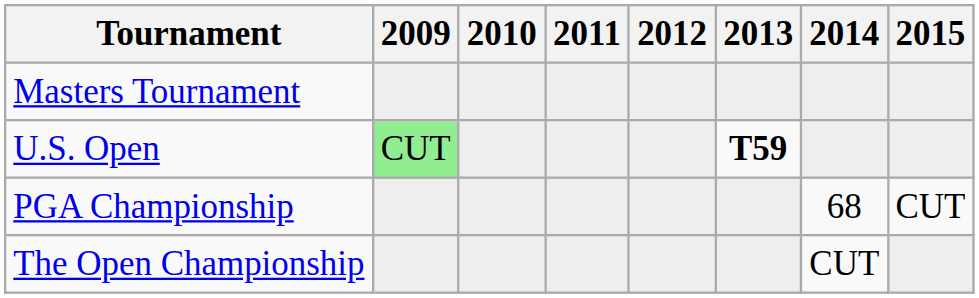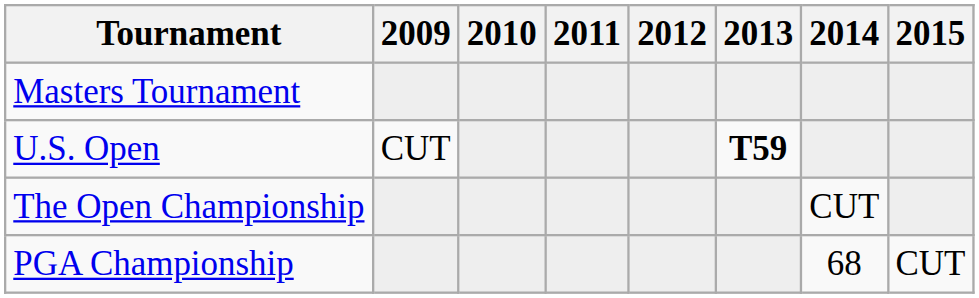(416, 148) lightgreen background -> (416, 148) no background
rows swapped: (189, 264) <-> (153, 206)
